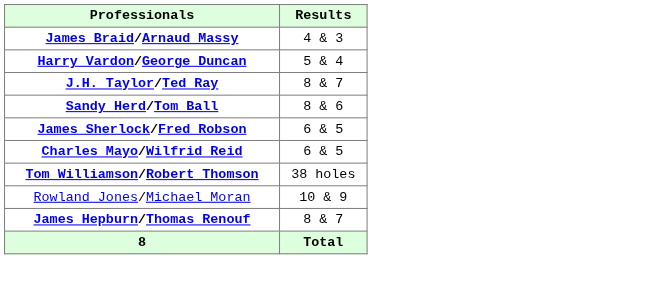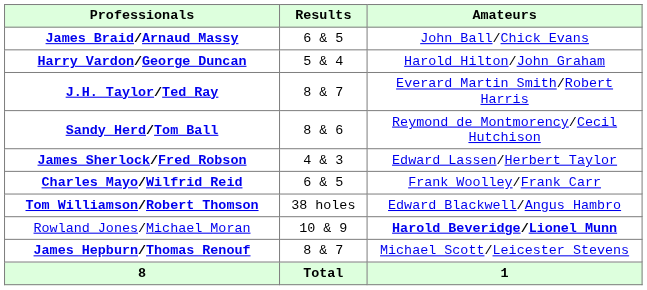+ column: (505, 16)
(323, 39) 4 & 3 -> (323, 39) 6 & 5
(323, 129) 6 & 5 -> (323, 160) 4 & 3
